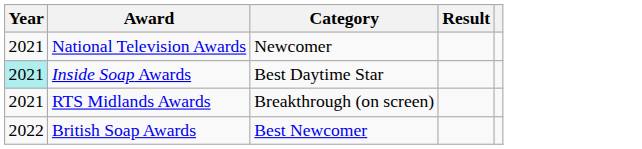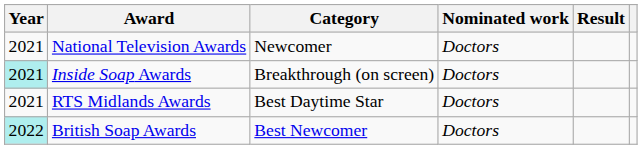+ column: (506, 18)
(319, 74) Best Daytime Star -> (344, 74) Breakthrough (on screen)
(344, 102) Breakthrough (on screen) -> (319, 102) Best Daytime Star
(26, 130) no background -> (26, 130) paleturquoise background
